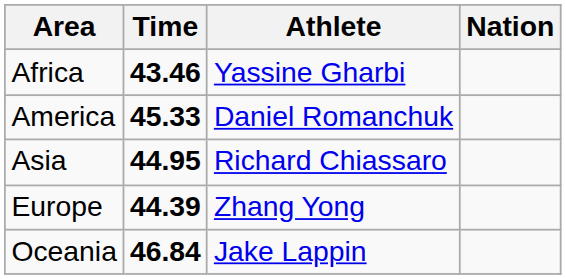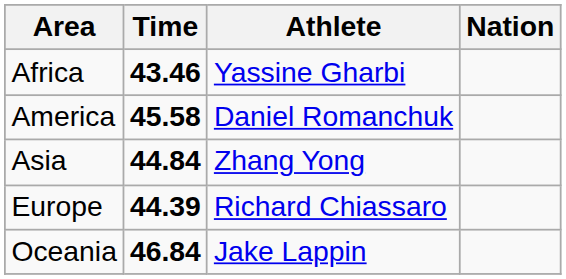(165, 116) 45.33 -> (165, 116) 45.58
(165, 161) 44.95 -> (165, 161) 44.84
(330, 161) Richard Chiassaro -> (289, 161) Zhang Yong
(289, 206) Zhang Yong -> (330, 206) Richard Chiassaro
